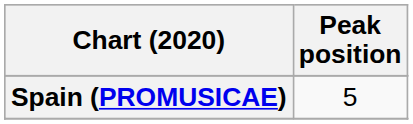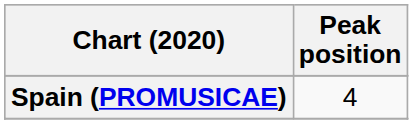(350, 97) 5 -> (350, 97) 4
